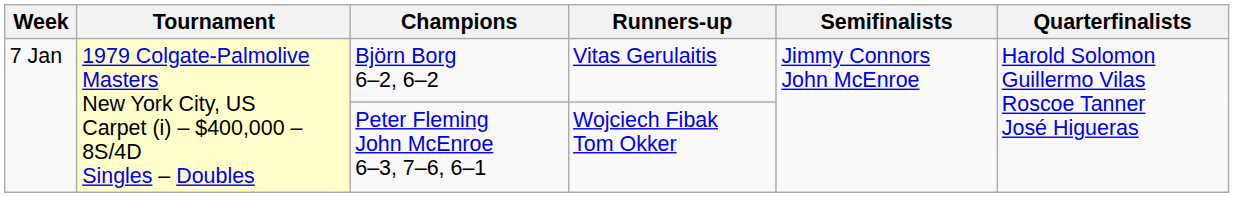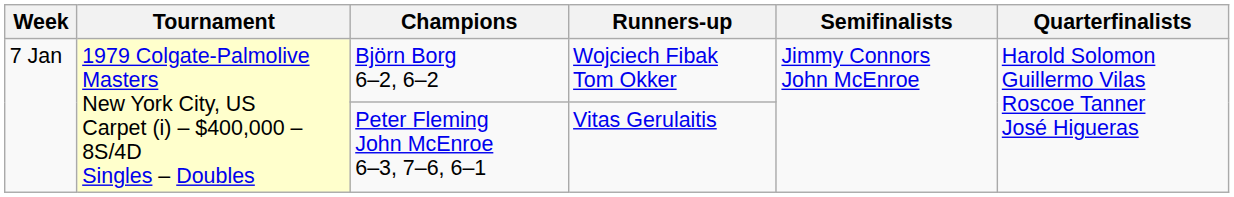(645, 56) Vitas Gerulaitis -> (646, 68) Wojciech Fibak Tom Okker
(646, 131) Wojciech Fibak Tom Okker -> (645, 119) Vitas Gerulaitis
